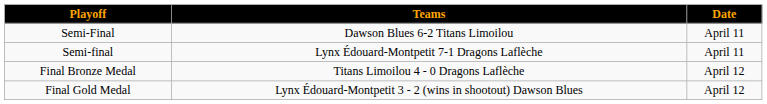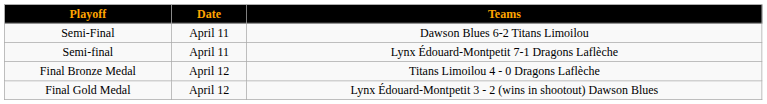columns swapped: (724, 14) <-> (429, 14)
